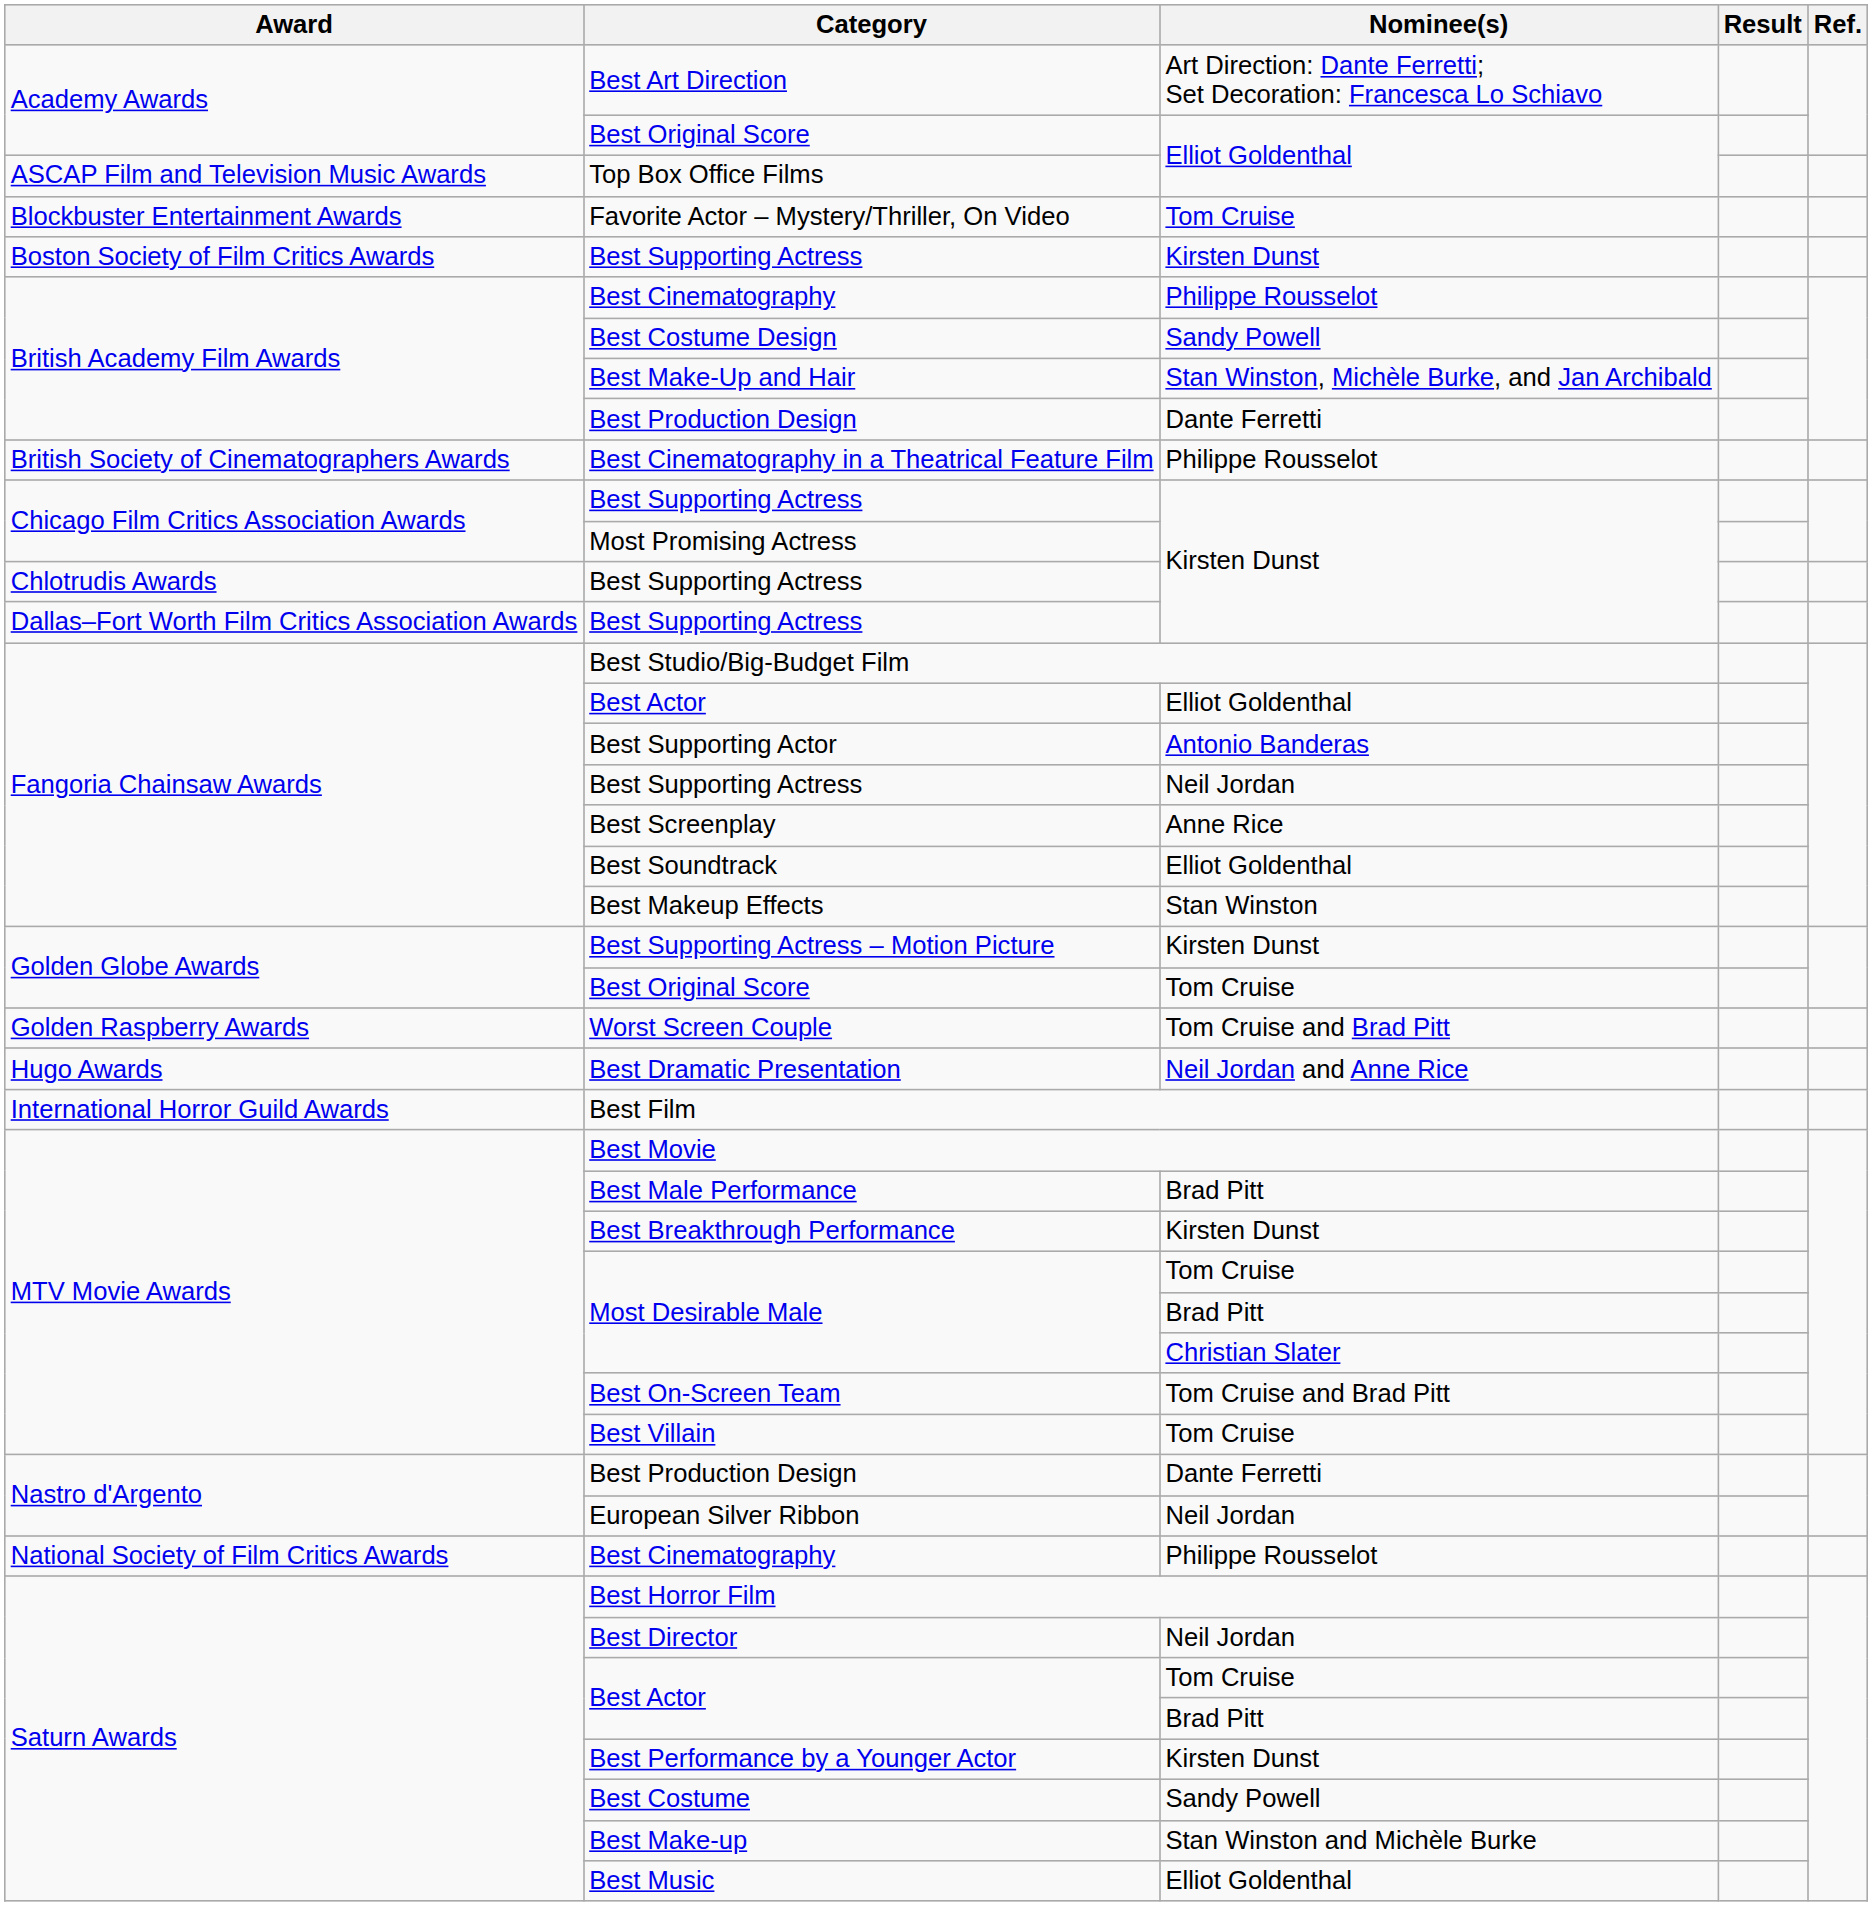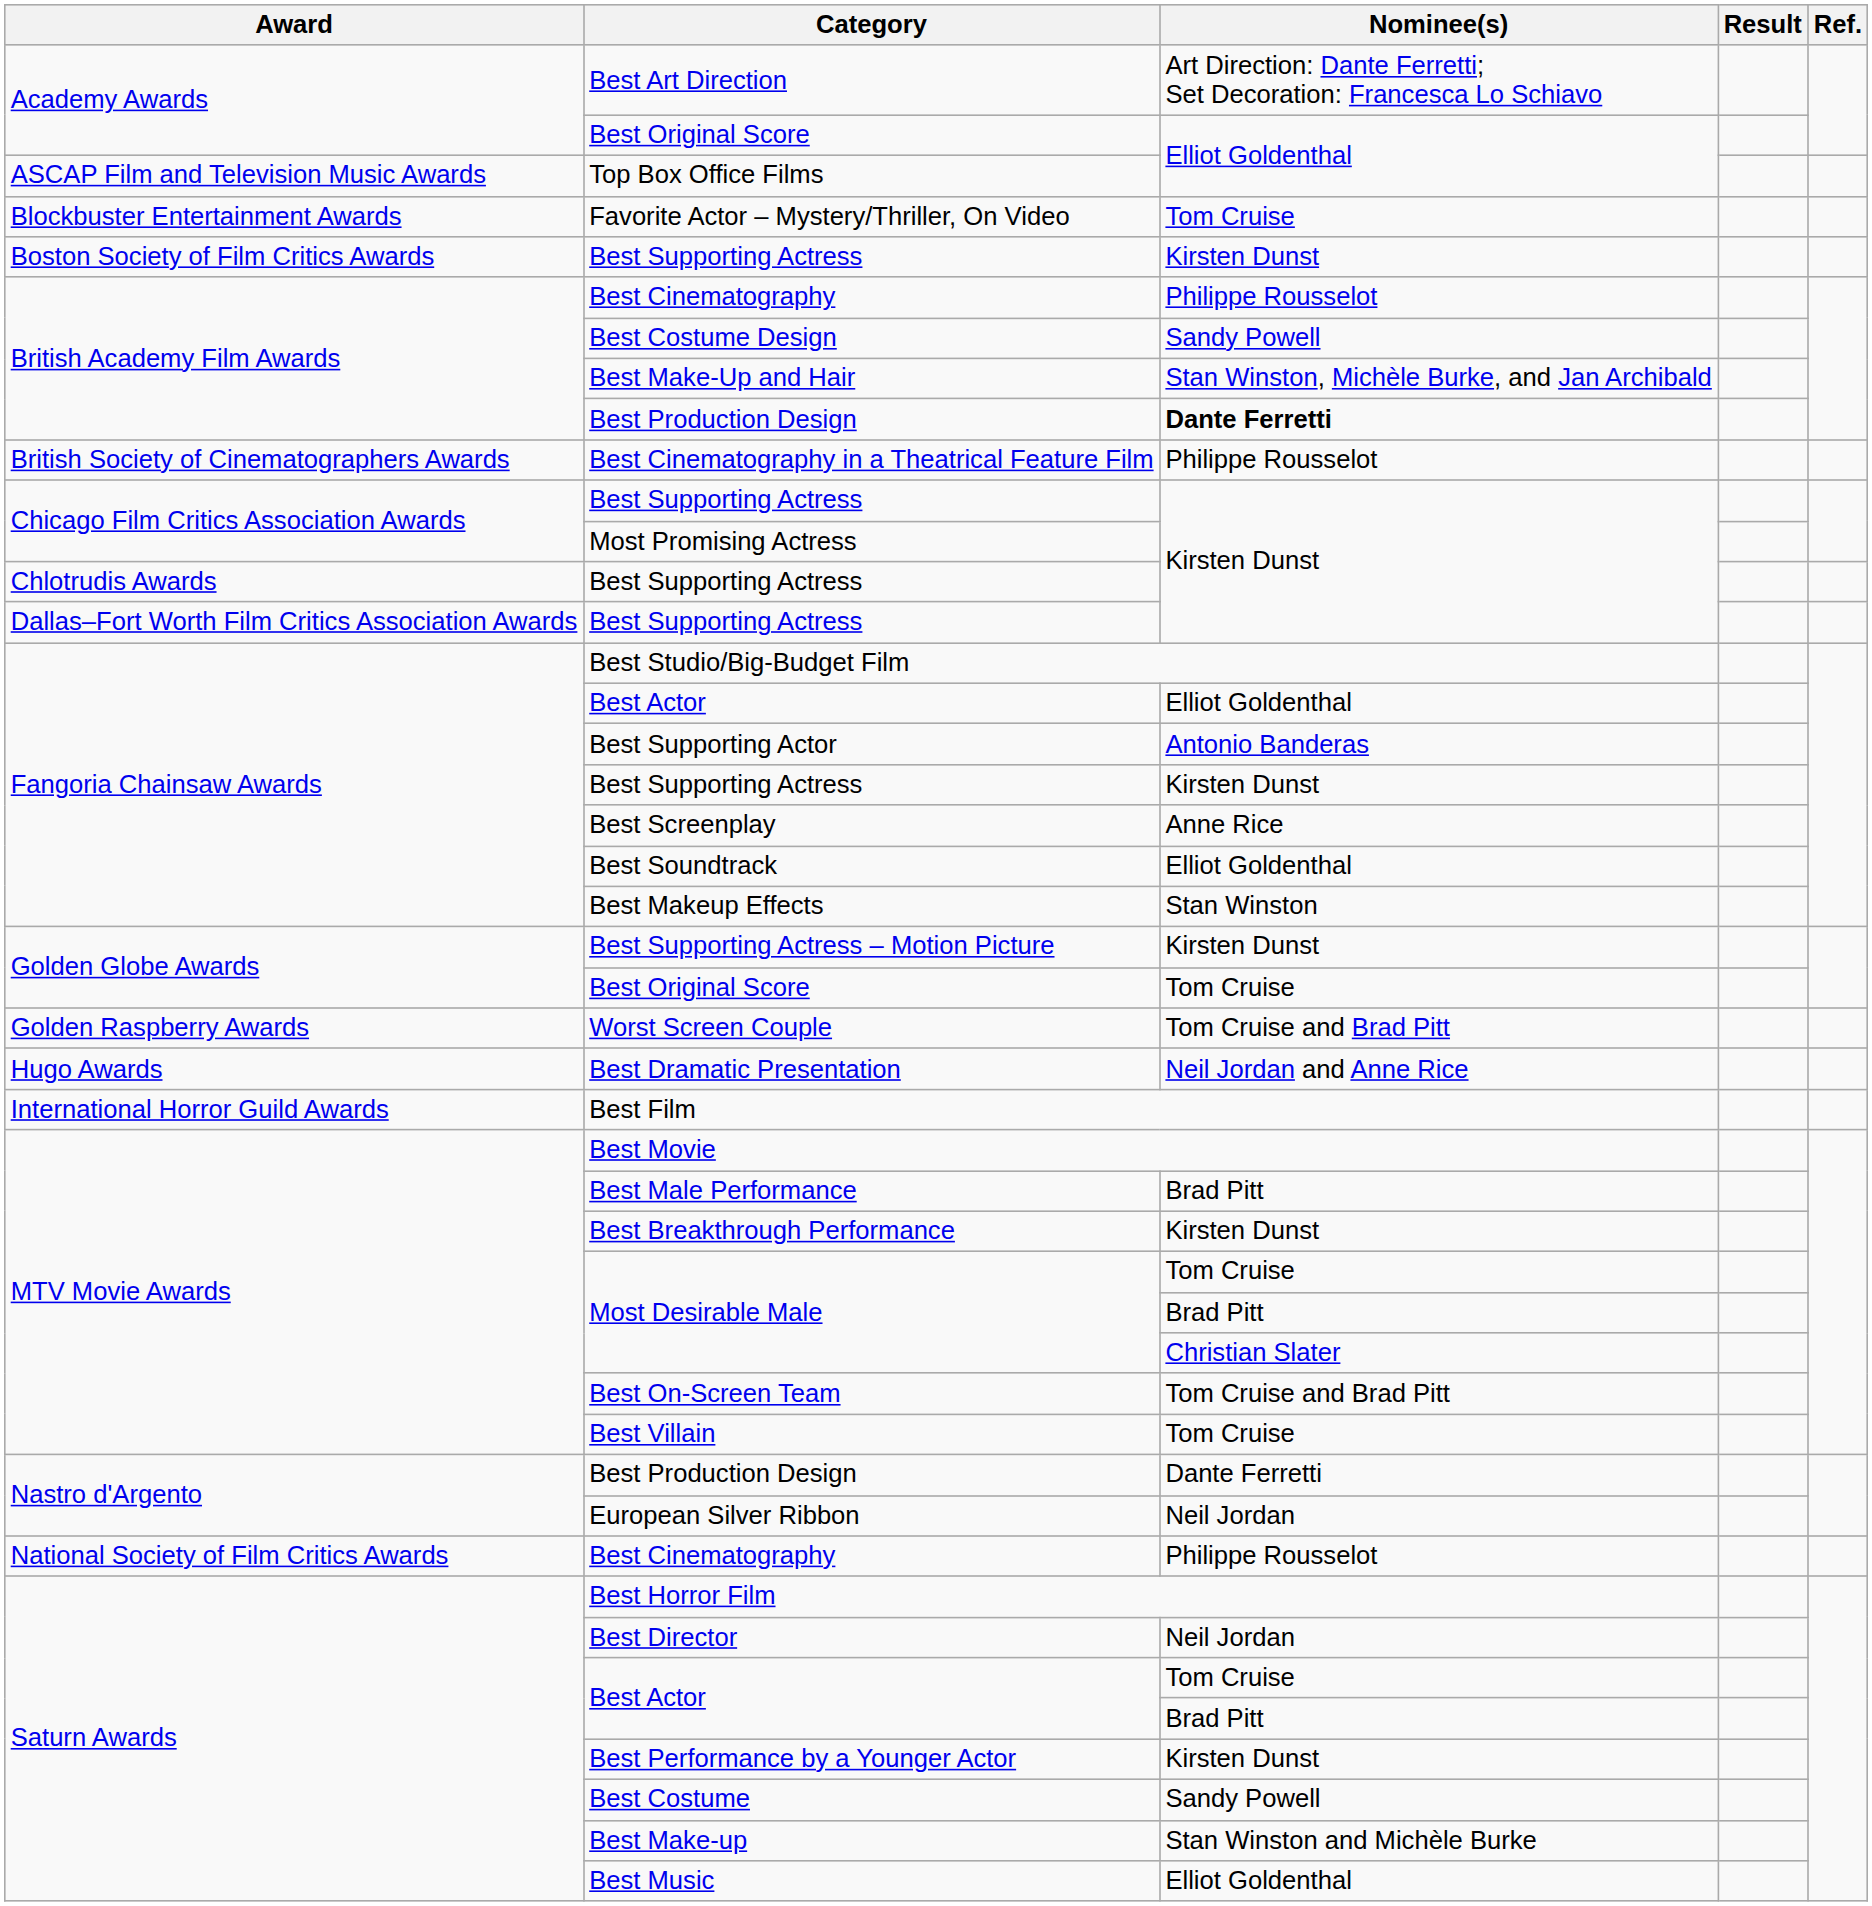(1244, 418) normal -> (1249, 418) bold
(1230, 784) Neil Jordan -> (1242, 784) Kirsten Dunst
